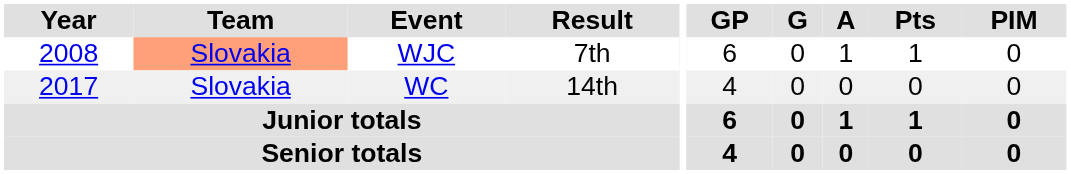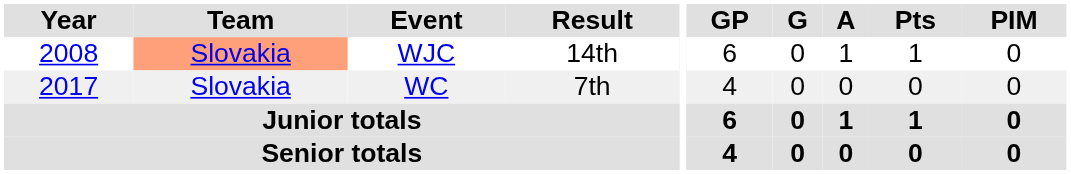(592, 53) 7th -> (592, 53) 14th
(592, 86) 14th -> (592, 86) 7th
